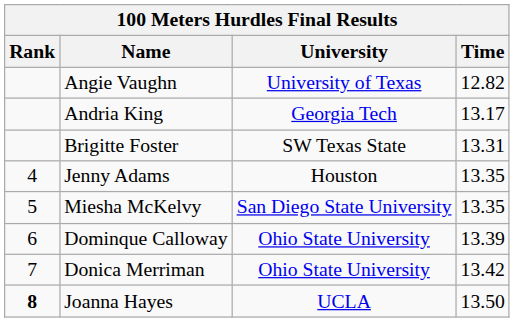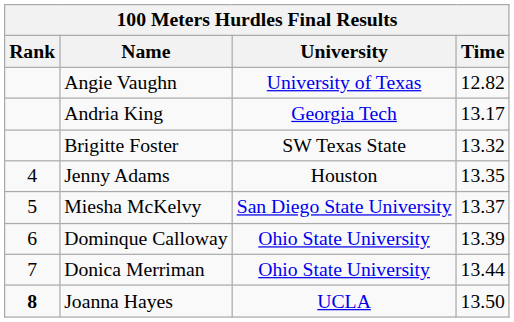(483, 144) 13.31 -> (483, 144) 13.32
(483, 207) 13.35 -> (483, 207) 13.37
(483, 269) 13.42 -> (483, 269) 13.44
